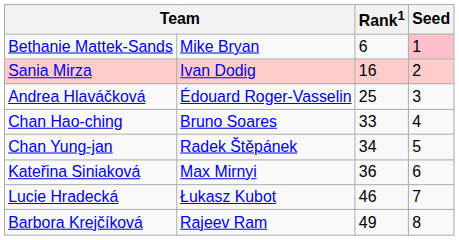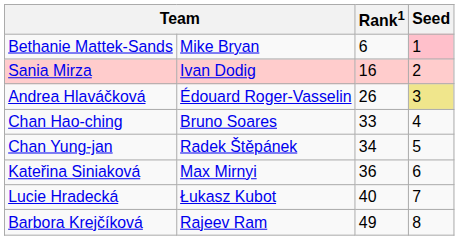(368, 96) 25 -> (368, 96) 26
(417, 96) no background -> (417, 96) khaki background
(368, 197) 46 -> (368, 197) 40
